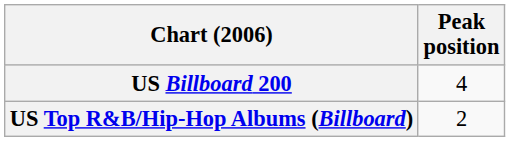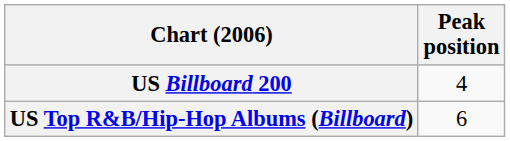(461, 118) 2 -> (461, 118) 6
